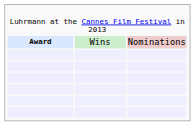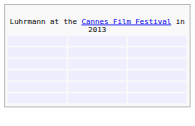- row: (40, 42)
